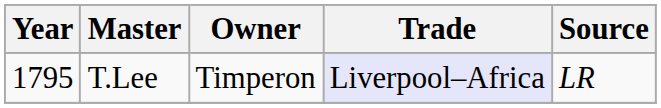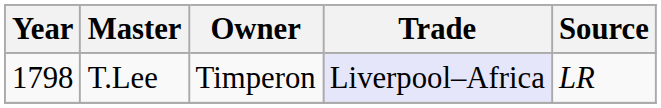(43, 77) 1795 -> (43, 77) 1798
